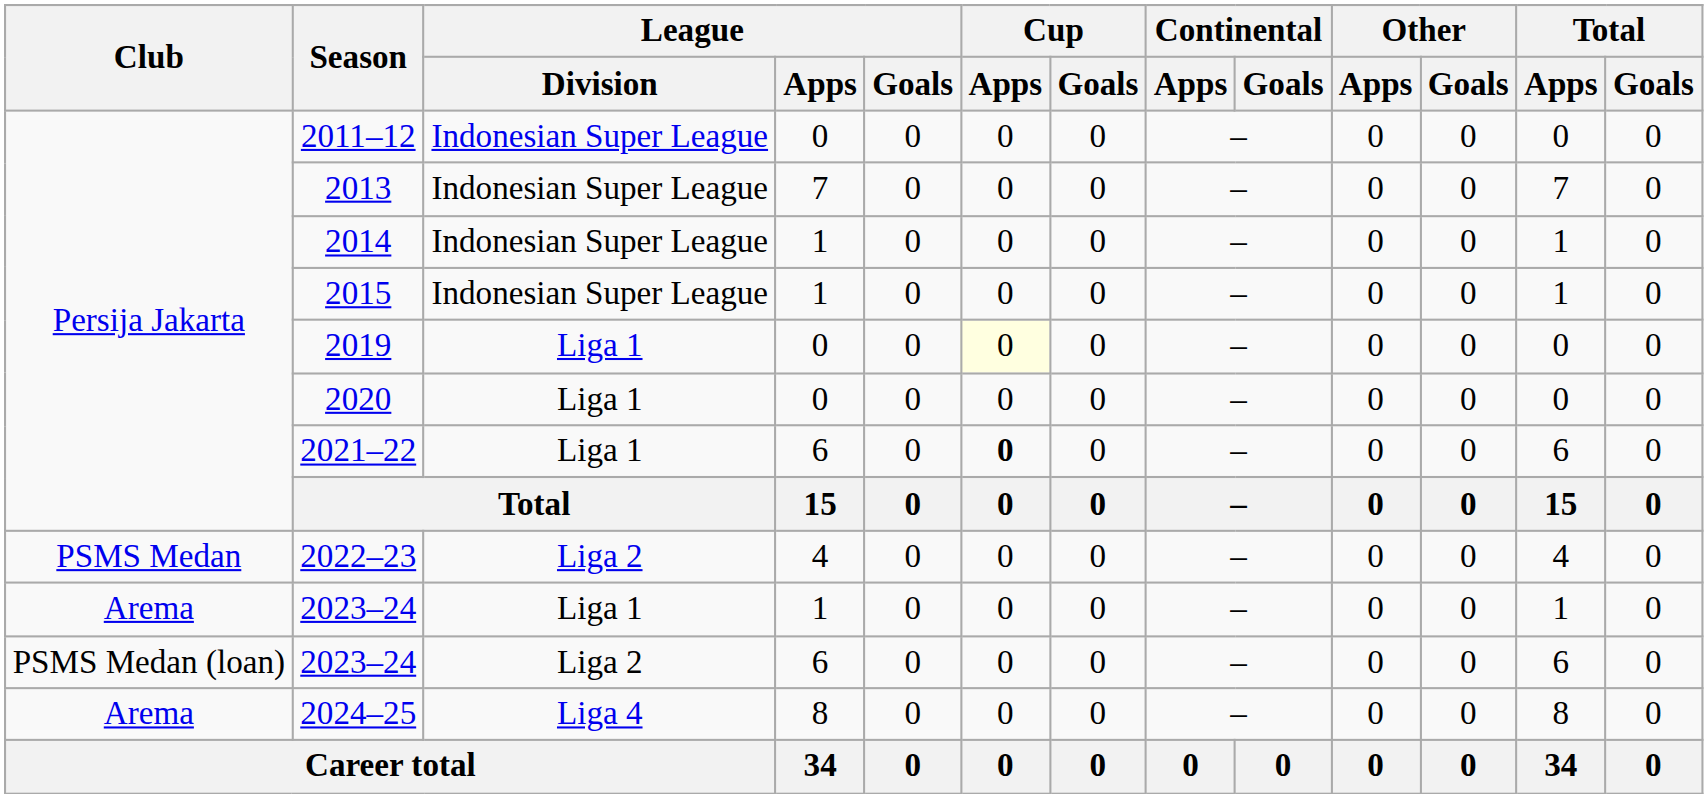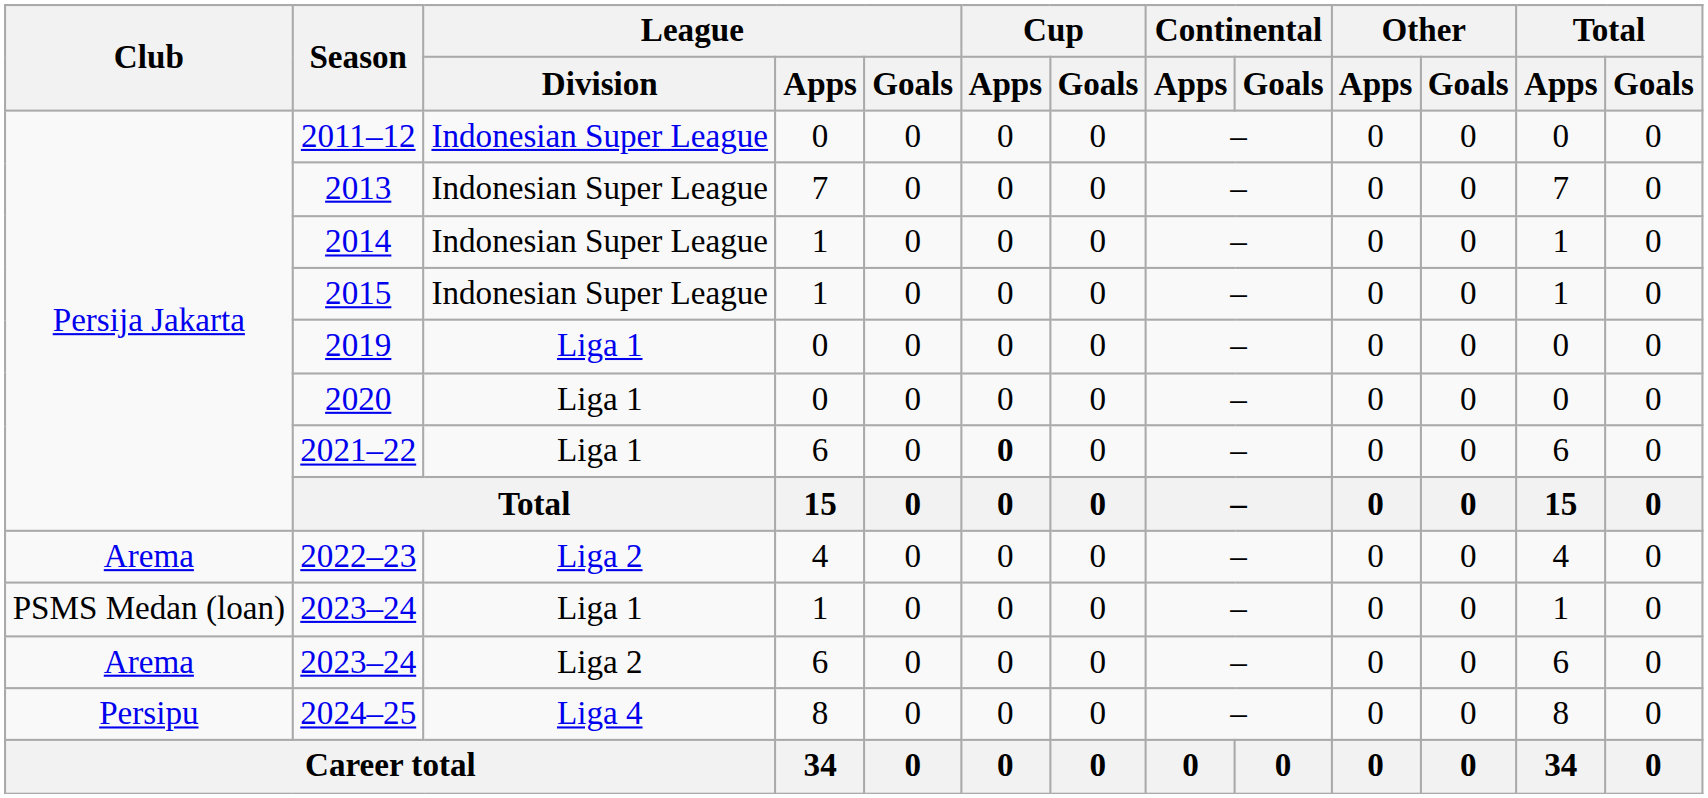(1005, 345) lightyellow background -> (1005, 345) no background
(149, 556) PSMS Medan -> (149, 556) Arema
(149, 608) Arema -> (149, 608) PSMS Medan (loan)
(149, 661) PSMS Medan (loan) -> (149, 661) Arema
(149, 713) Arema -> (149, 713) Persipu
